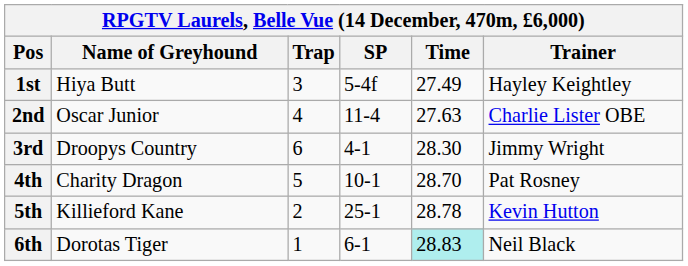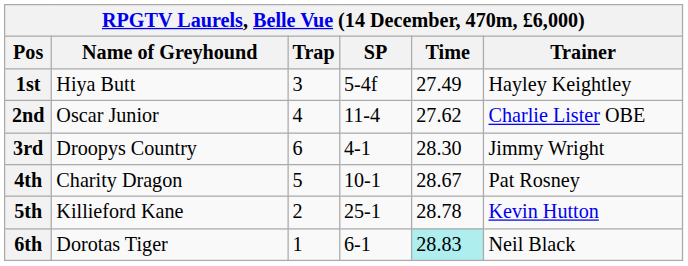(439, 116) 27.63 -> (439, 116) 27.62
(439, 180) 28.70 -> (439, 180) 28.67
